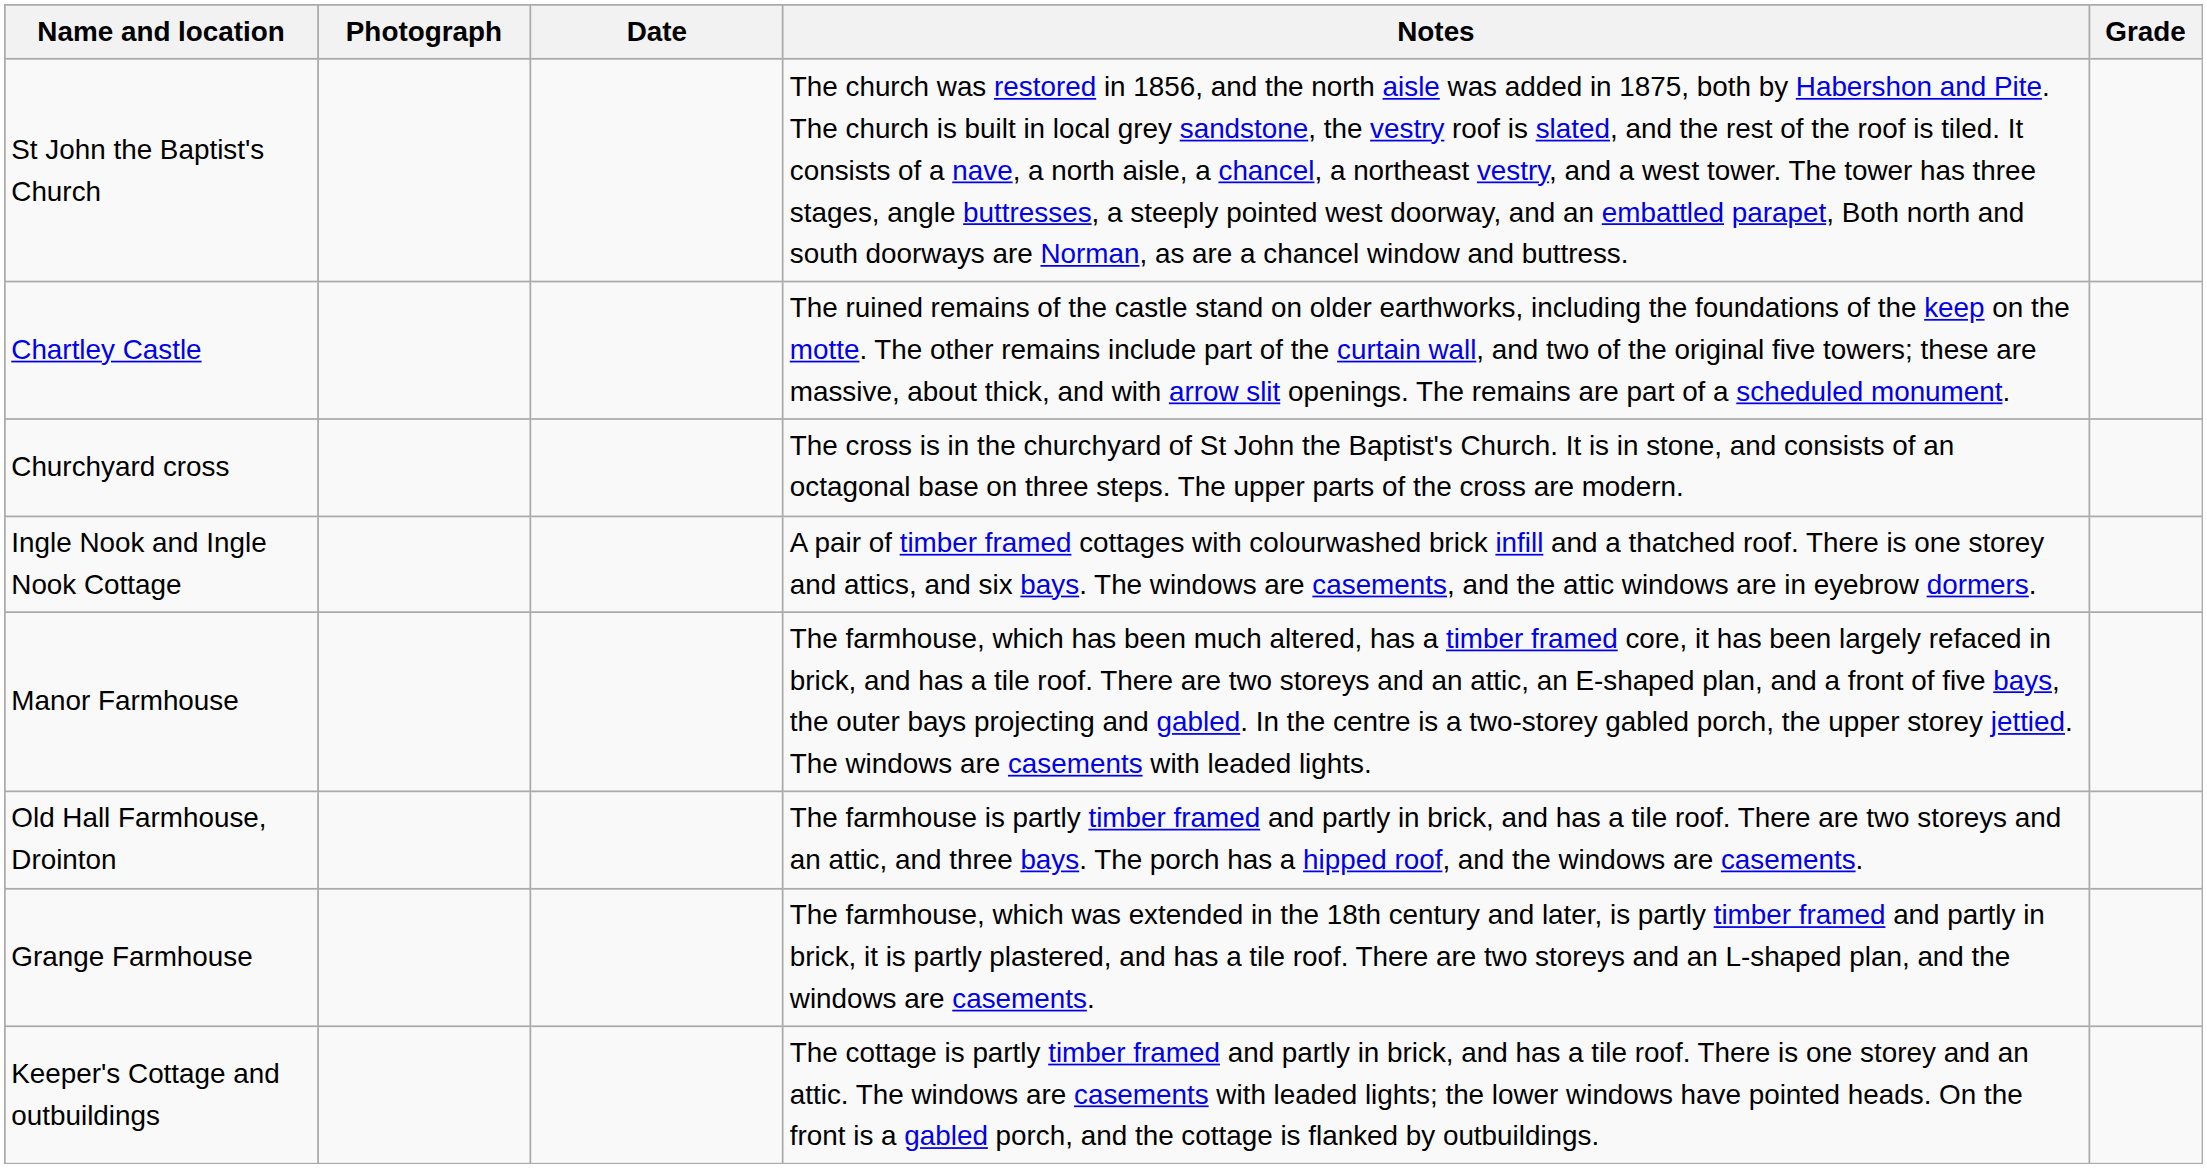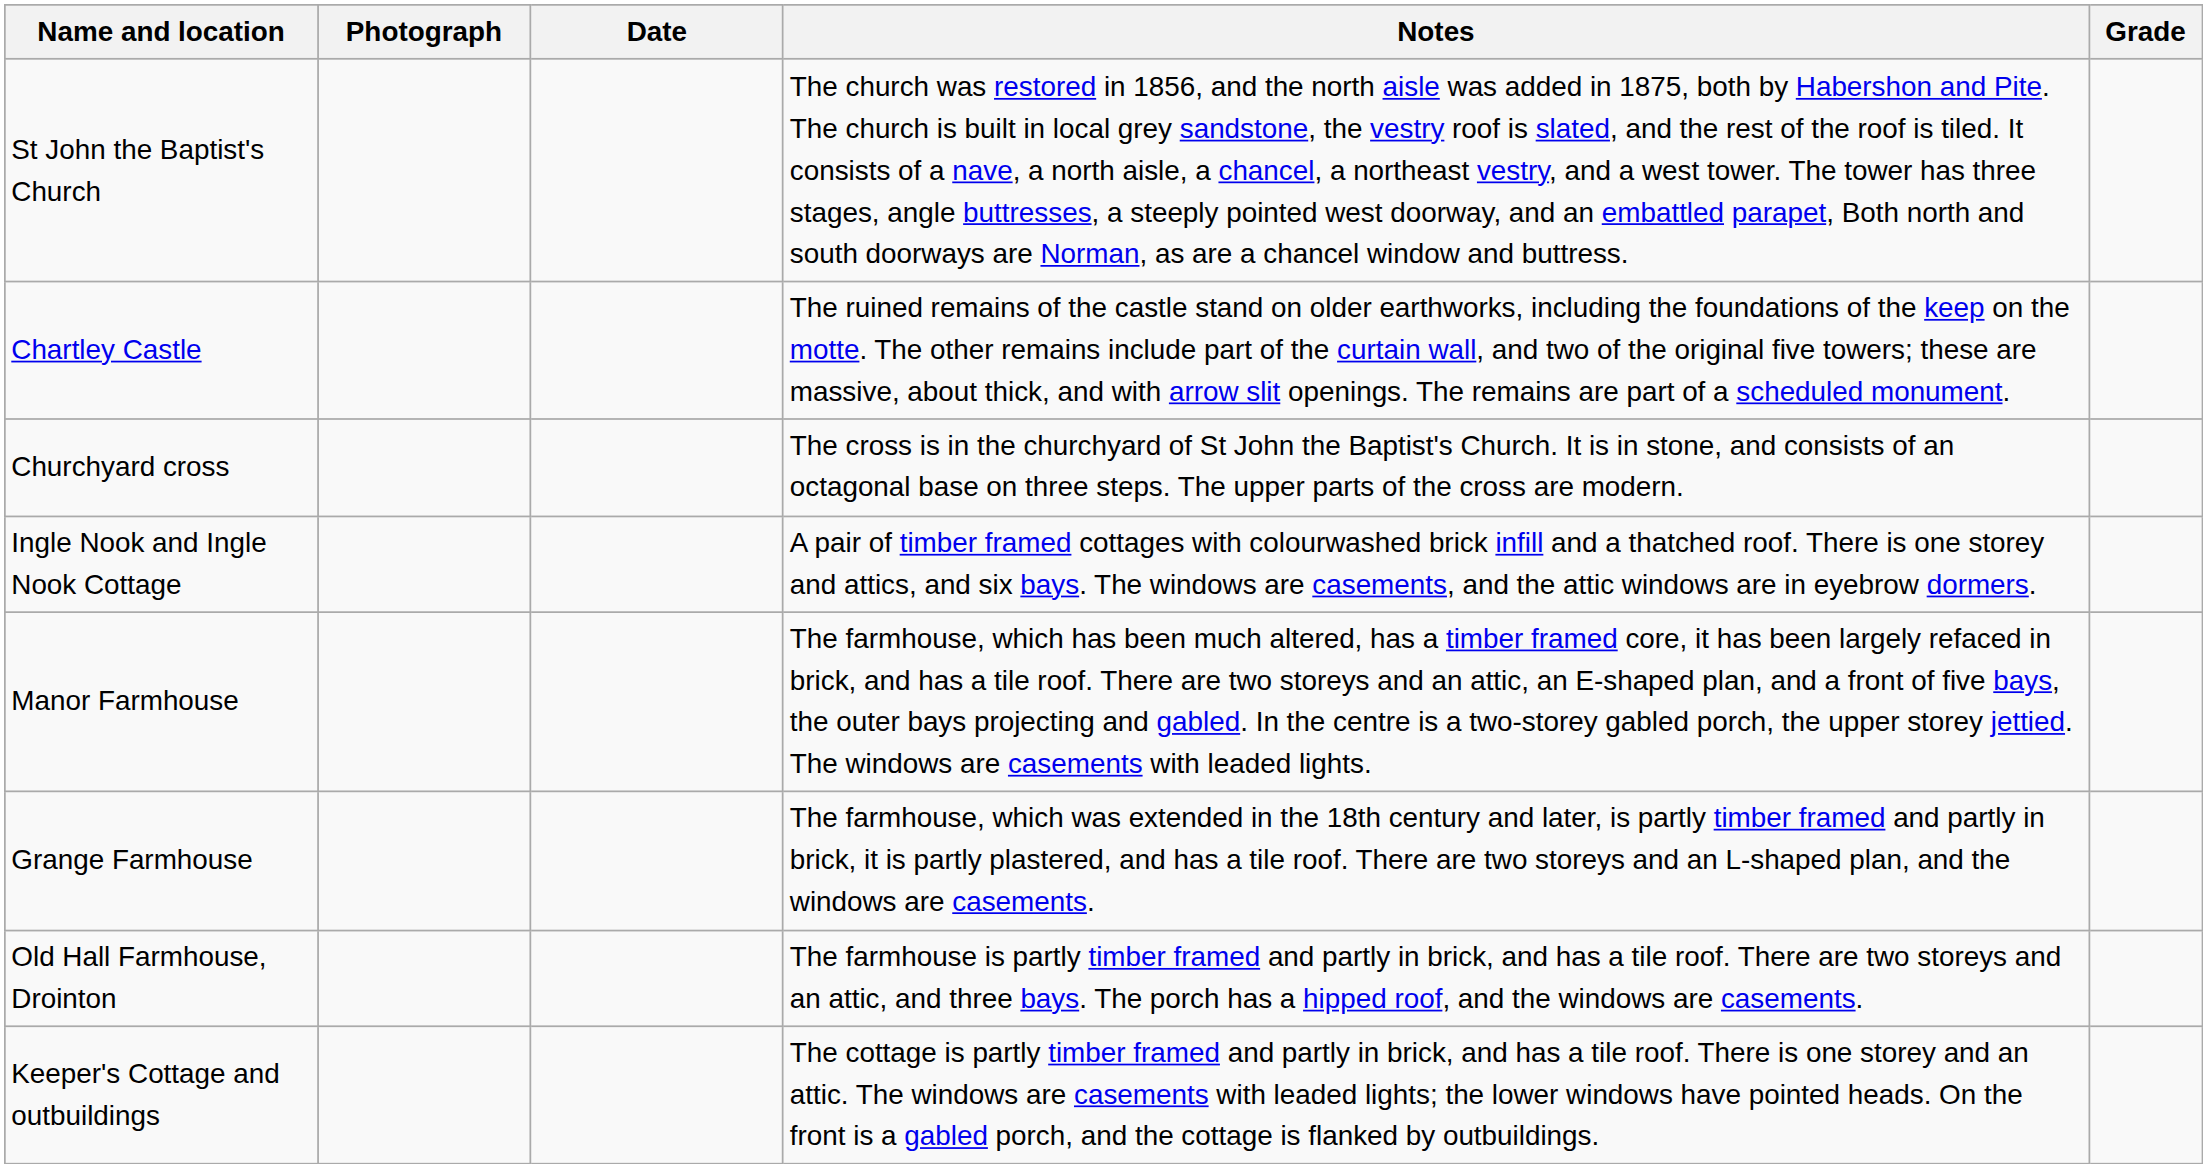rows swapped: (132, 956) <-> (139, 839)
